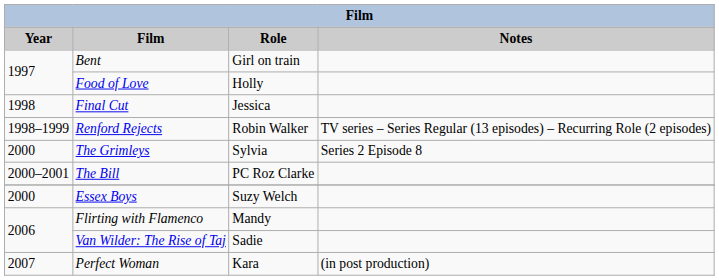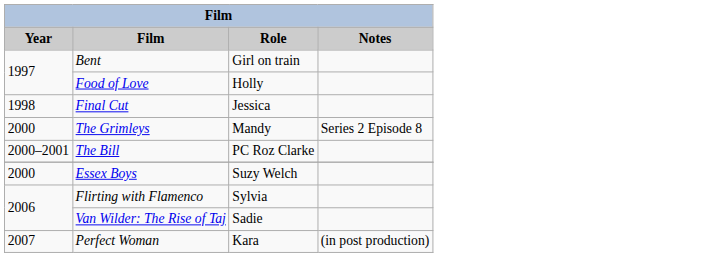- row: (119, 128)
(250, 151) Sylvia -> (252, 128) Mandy
(252, 219) Mandy -> (250, 196) Sylvia
